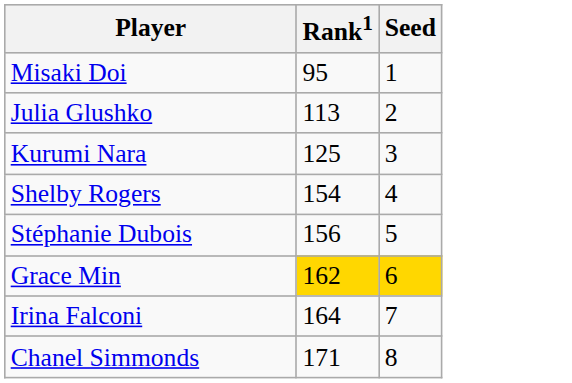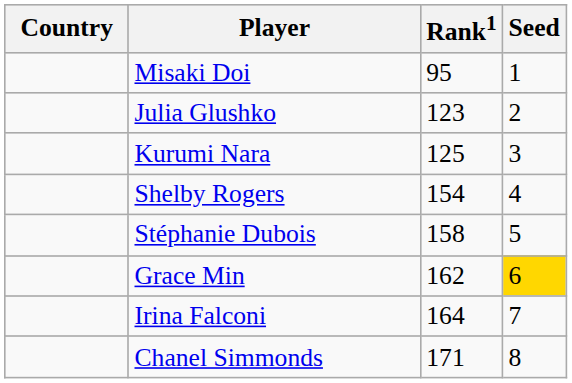+ column: (67, 28)
(321, 112) 113 -> (446, 112) 123
(322, 234) 156 -> (446, 234) 158
(322, 275) gold background -> (446, 275) no background
